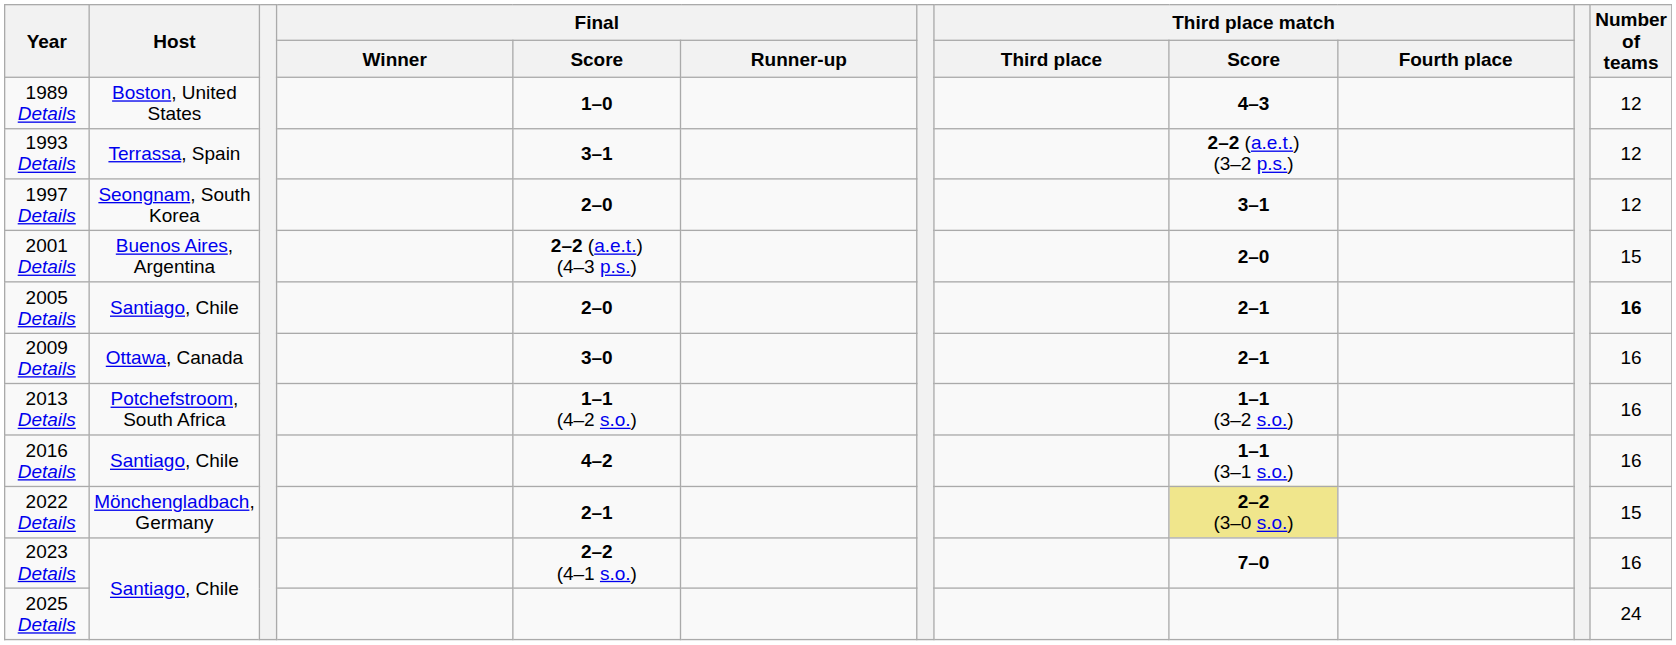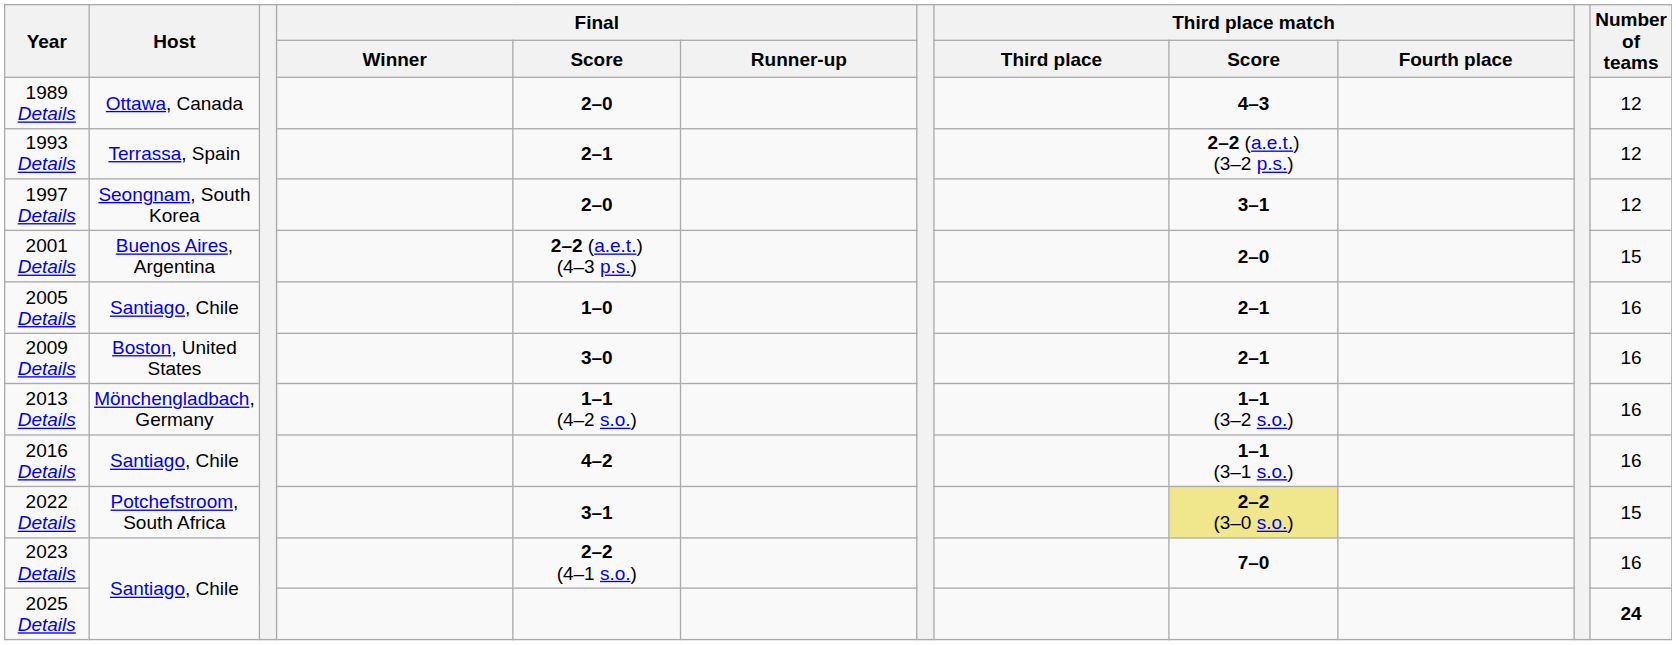(174, 103) Boston, United States -> (174, 103) Ottawa, Canada
(597, 103) 1–0 -> (597, 103) 2–0
(597, 154) 3–1 -> (597, 154) 2–1
(597, 307) 2–0 -> (597, 307) 1–0
(1631, 307) bold -> (1631, 307) normal
(174, 359) Ottawa, Canada -> (174, 359) Boston, United States
(174, 410) Potchefstroom, South Africa -> (174, 410) Mönchengladbach, Germany
(174, 512) Mönchengladbach, Germany -> (174, 512) Potchefstroom, South Africa
(597, 512) 2–1 -> (597, 512) 3–1
(1631, 614) normal -> (1631, 614) bold
